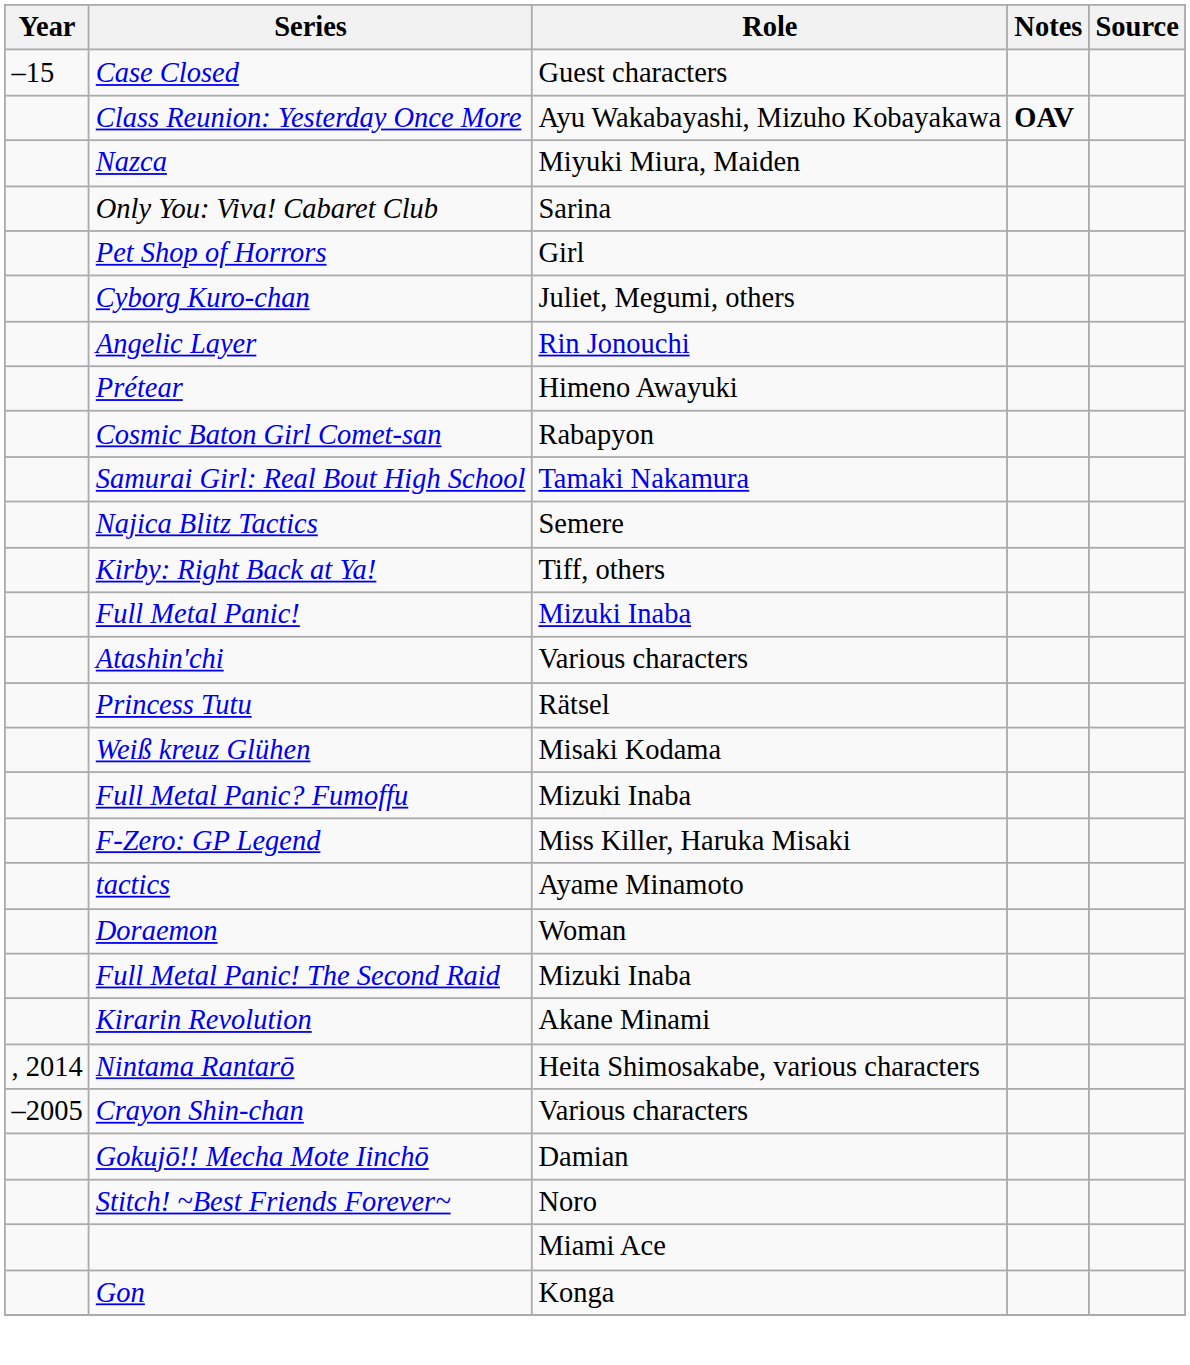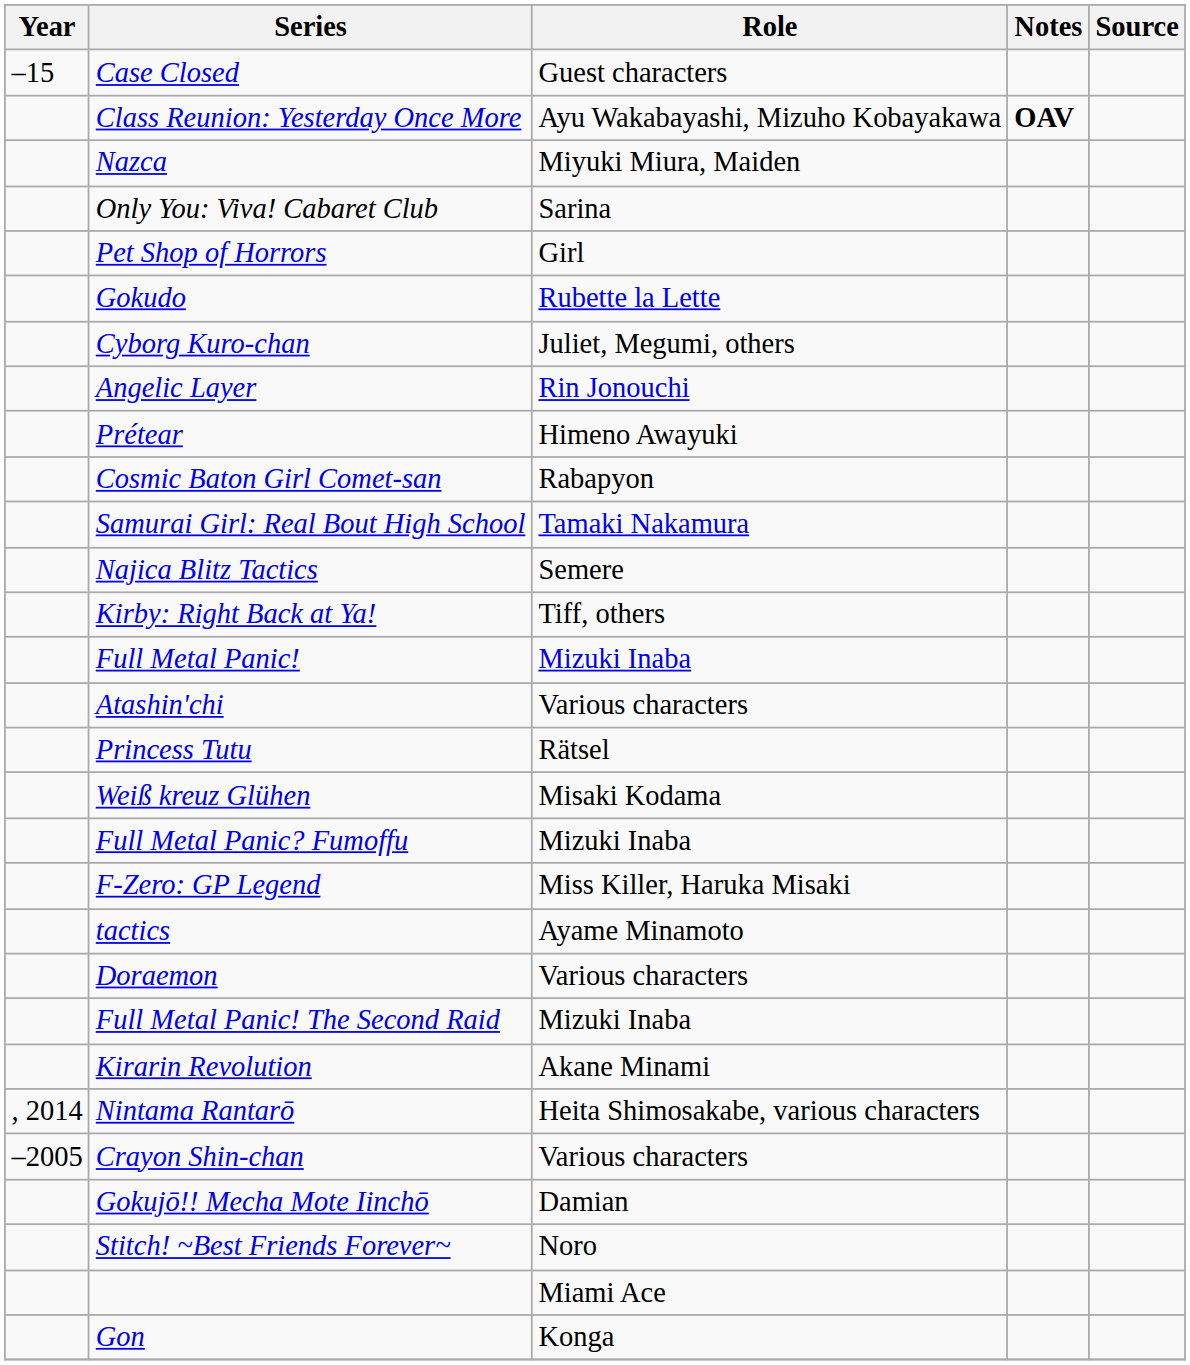+ row: (141, 298)
- row: (157, 930)
+ row: (157, 975)
